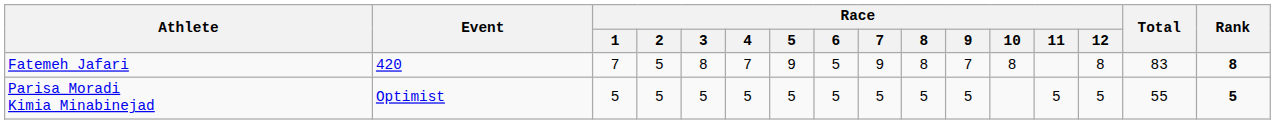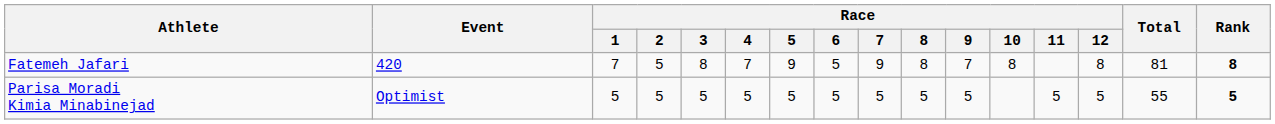(1159, 65) 83 -> (1159, 65) 81
